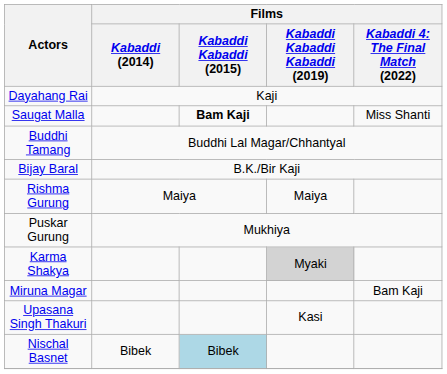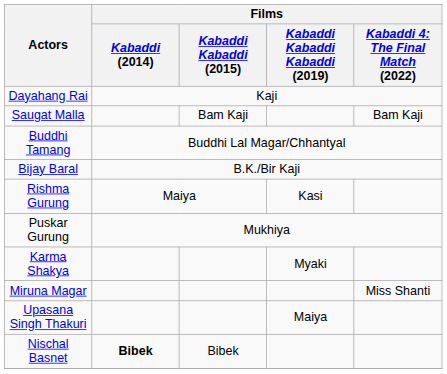(223, 115) bold -> (223, 115) normal
(398, 115) Miss Shanti -> (398, 115) Bam Kaji
(310, 196) Maiya -> (310, 196) Kasi
(310, 263) lightgrey background -> (310, 263) no background
(398, 290) Bam Kaji -> (398, 290) Miss Shanti
(310, 317) Kasi -> (310, 317) Maiya
(136, 351) normal -> (136, 351) bold
(223, 351) lightblue background -> (223, 351) no background
